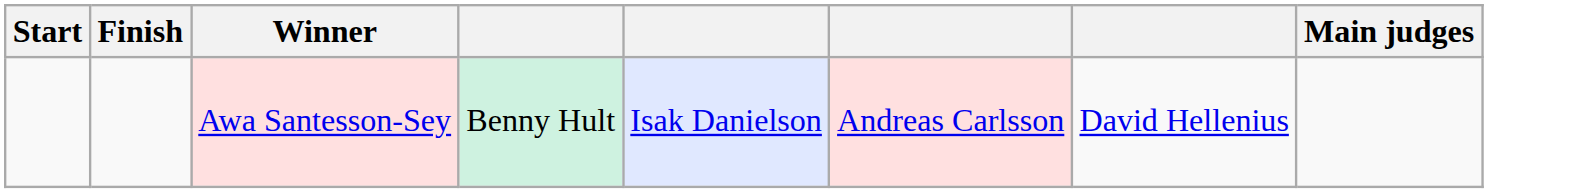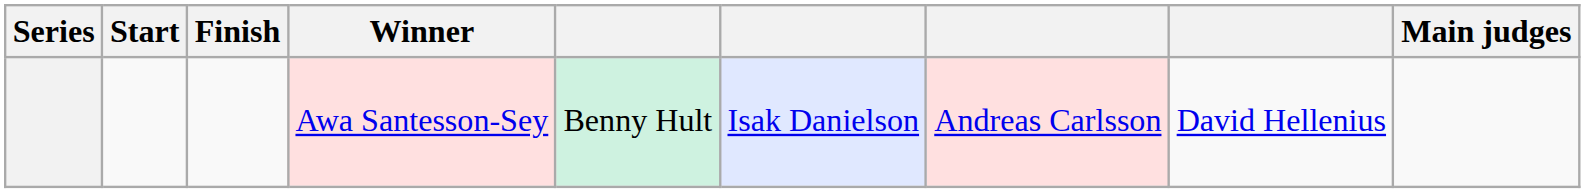+ column: (54, 30)
